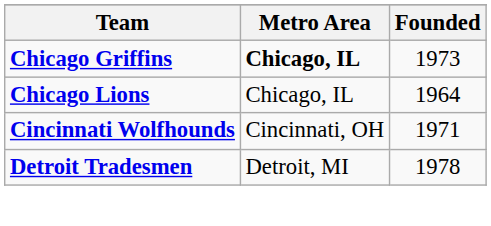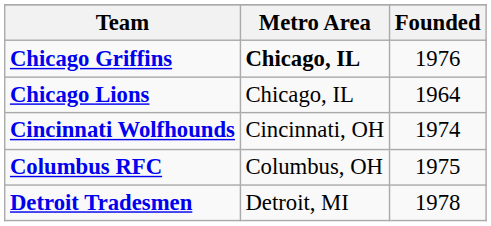(438, 58) 1973 -> (438, 58) 1976
(438, 130) 1971 -> (438, 130) 1974
+ row: (86, 166)
